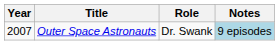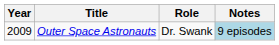(19, 31) 2007 -> (19, 31) 2009
